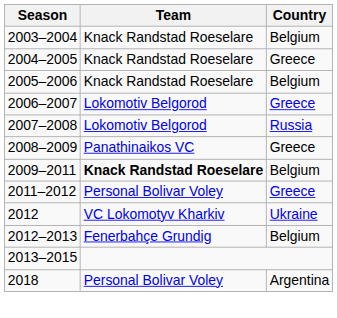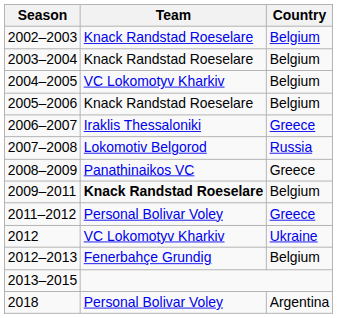+ row: (42, 37)
(168, 59) Knack Randstad Roeselare -> (154, 81) VC Lokomotyv Kharkiv
(292, 59) Greece -> (295, 81) Belgium
(145, 103) Lokomotiv Belgorod -> (142, 125) Iraklis Thessaloniki
